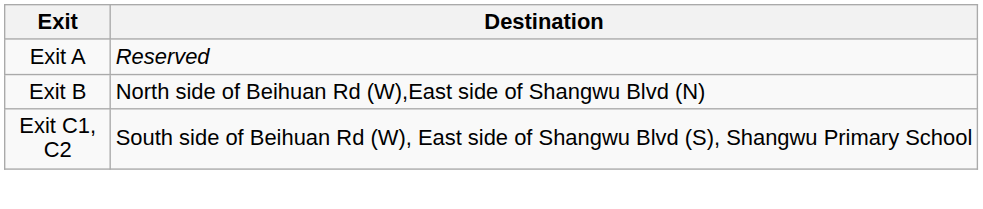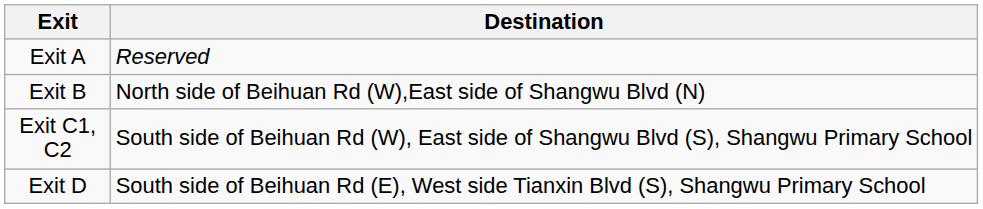+ row: (58, 185)
